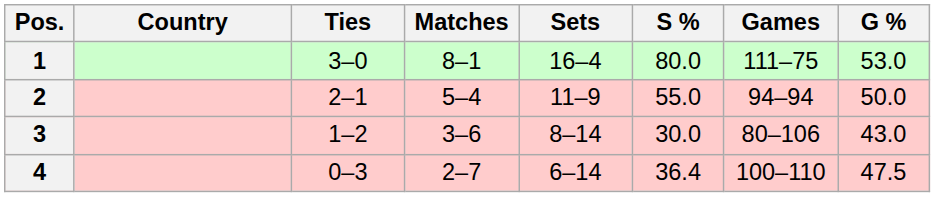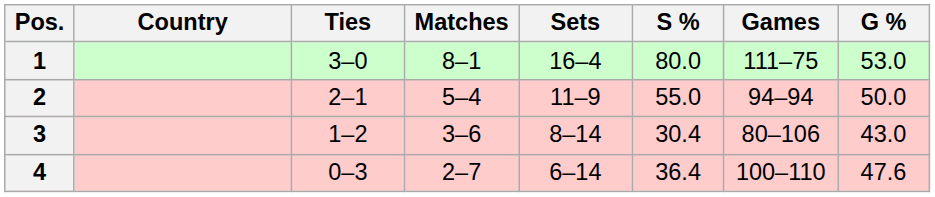(678, 135) 30.0 -> (678, 135) 30.4
(884, 172) 47.5 -> (884, 172) 47.6
